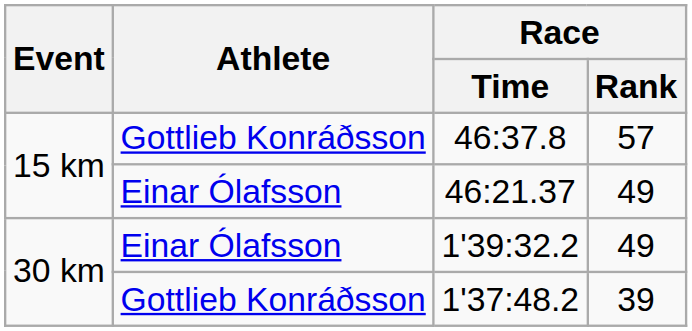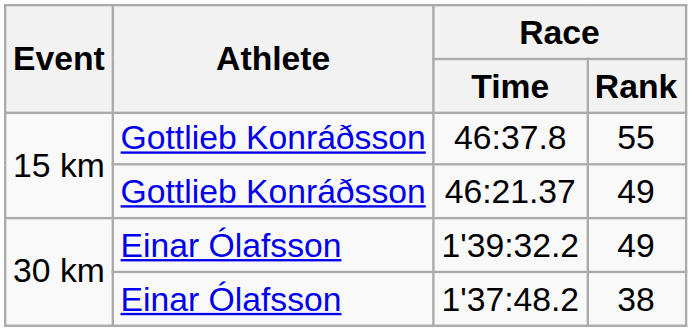(636, 139) 57 -> (636, 139) 55
(231, 192) Einar Ólafsson -> (273, 192) Gottlieb Konráðsson
(273, 298) Gottlieb Konráðsson -> (231, 298) Einar Ólafsson
(636, 298) 39 -> (636, 298) 38
